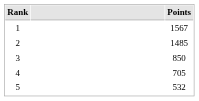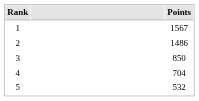(179, 43) 1485 -> (179, 43) 1486
(179, 73) 705 -> (179, 73) 704
